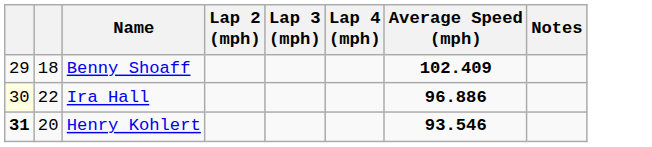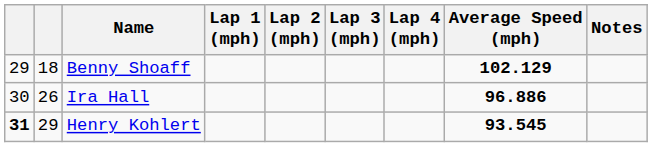+ column: (235, 29)
(456, 68) 102.409 -> (516, 68) 102.129
(19, 97) lightyellow background -> (19, 97) no background
(48, 97) 22 -> (48, 97) 26
(48, 126) 20 -> (48, 126) 29
(456, 126) 93.546 -> (516, 126) 93.545
